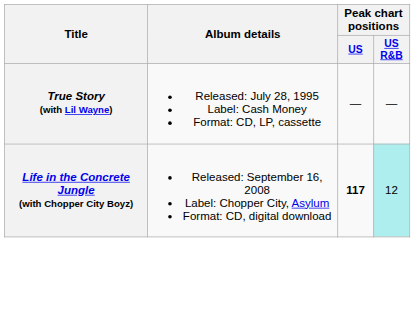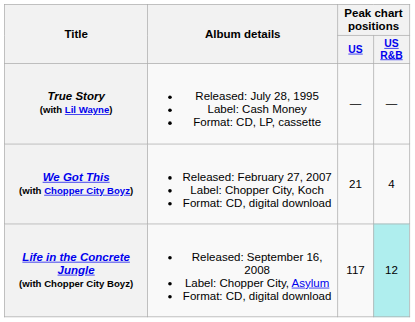+ row: (76, 183)
(356, 190) bold -> (356, 270) normal
